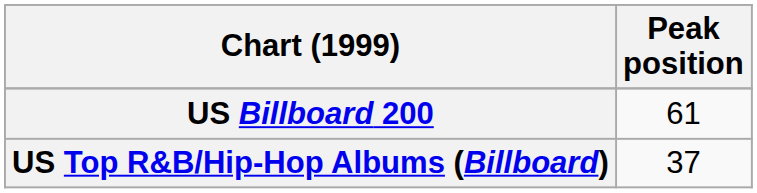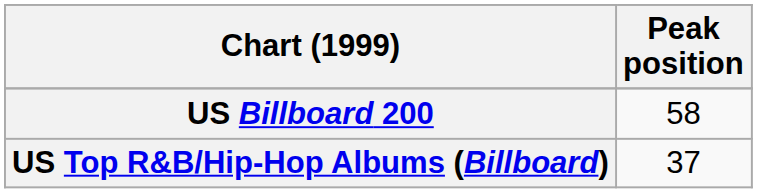(683, 113) 61 -> (683, 113) 58
